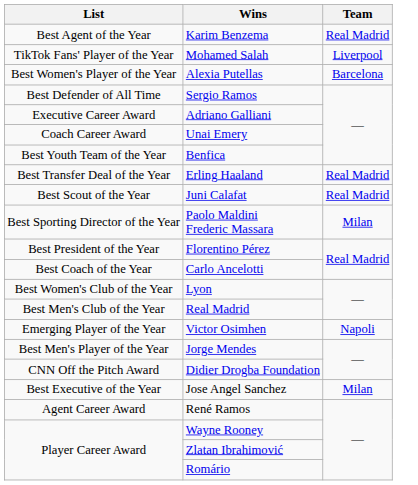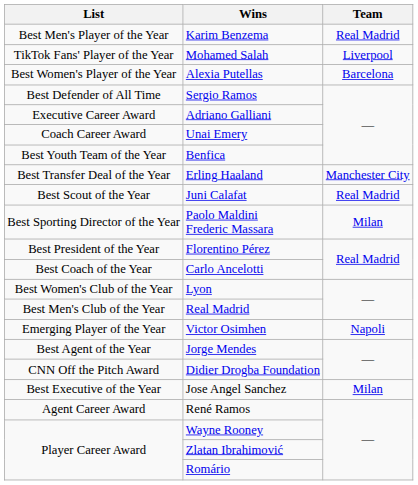(94, 34) Best Agent of the Year -> (94, 34) Best Men's Player of the Year
(358, 174) Real Madrid -> (368, 174) Manchester City
(94, 349) Best Men's Player of the Year -> (94, 349) Best Agent of the Year
